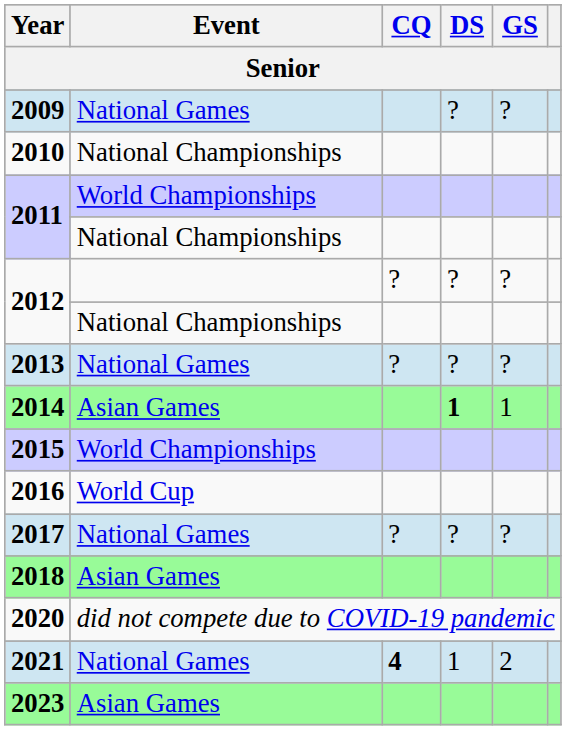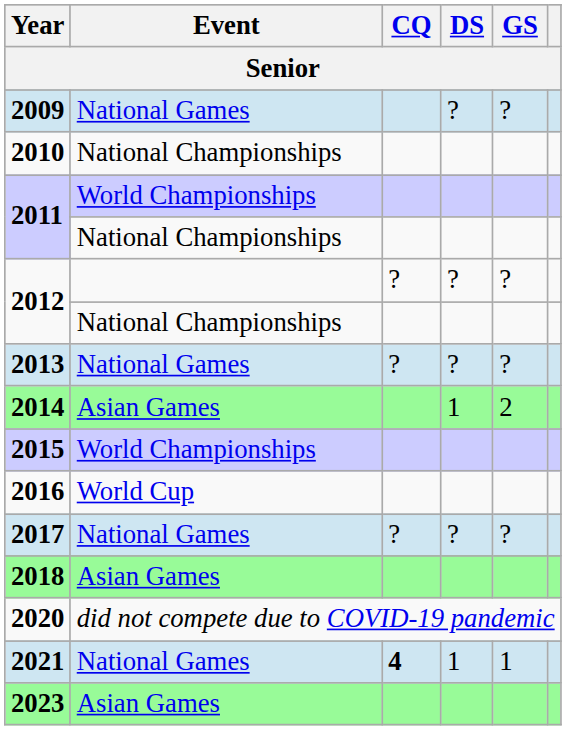(454, 407) bold -> (454, 407) normal
(506, 407) 1 -> (506, 407) 2
(506, 661) 2 -> (506, 661) 1
